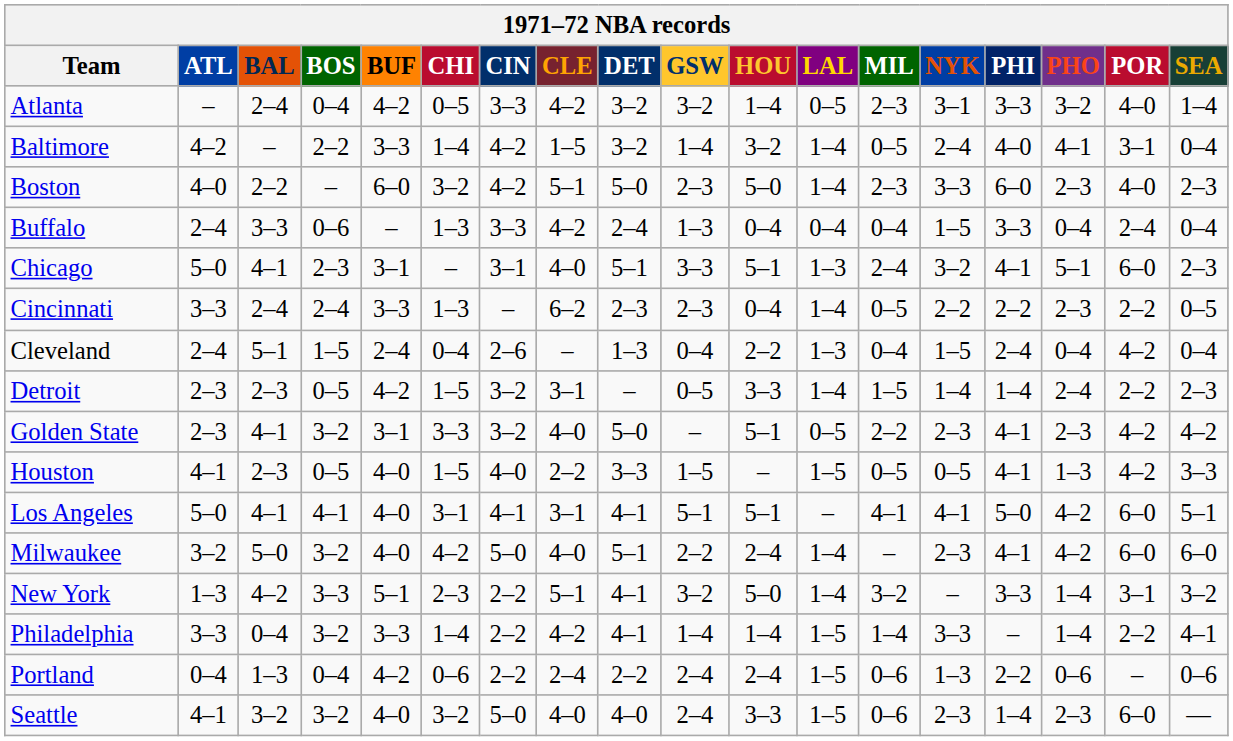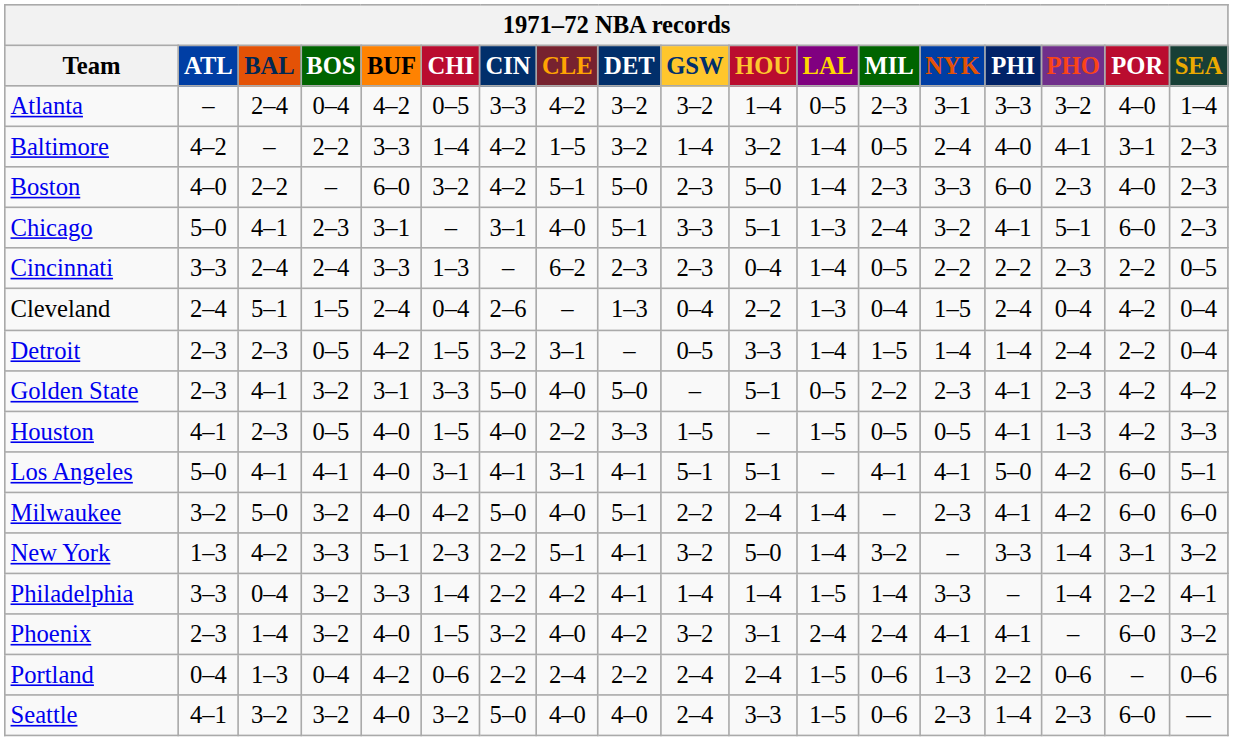(1199, 146) 0–4 -> (1199, 146) 2–3
- row: (48, 227)
(1199, 390) 2–3 -> (1199, 349) 0–4
(508, 431) 3–2 -> (508, 390) 5–0
+ row: (51, 634)
